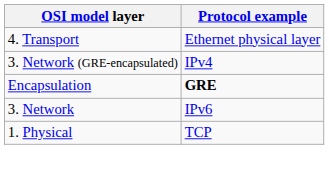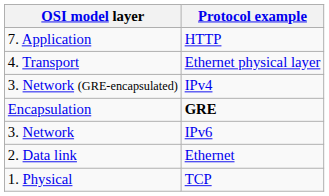+ row: (50, 39)
+ row: (42, 156)
